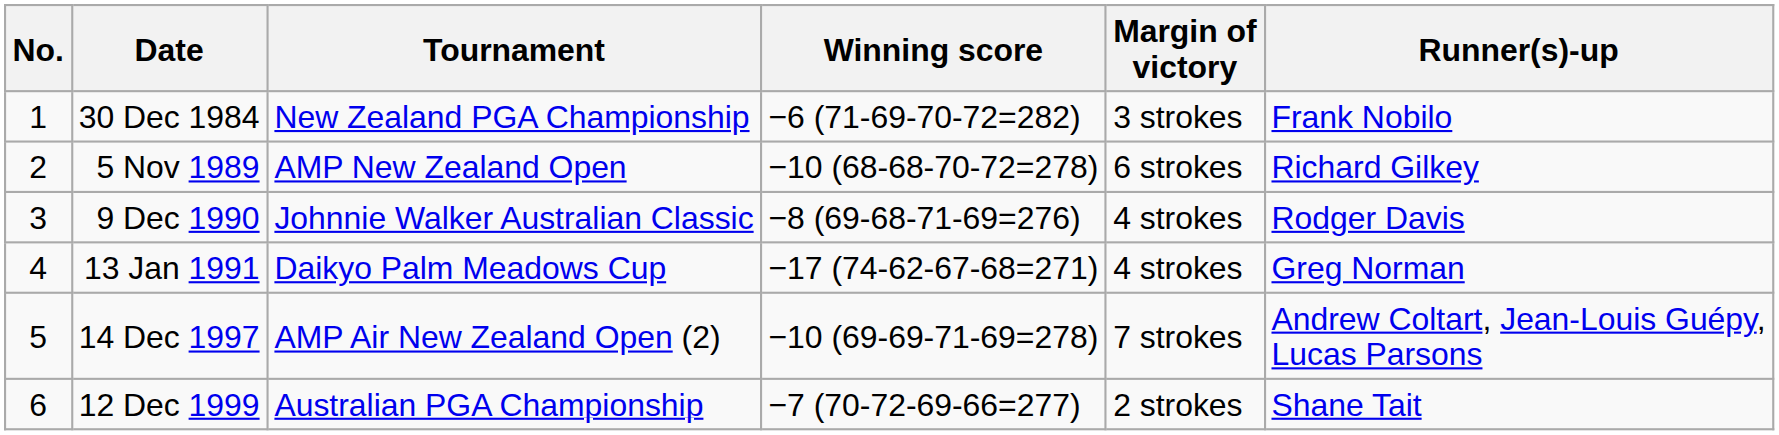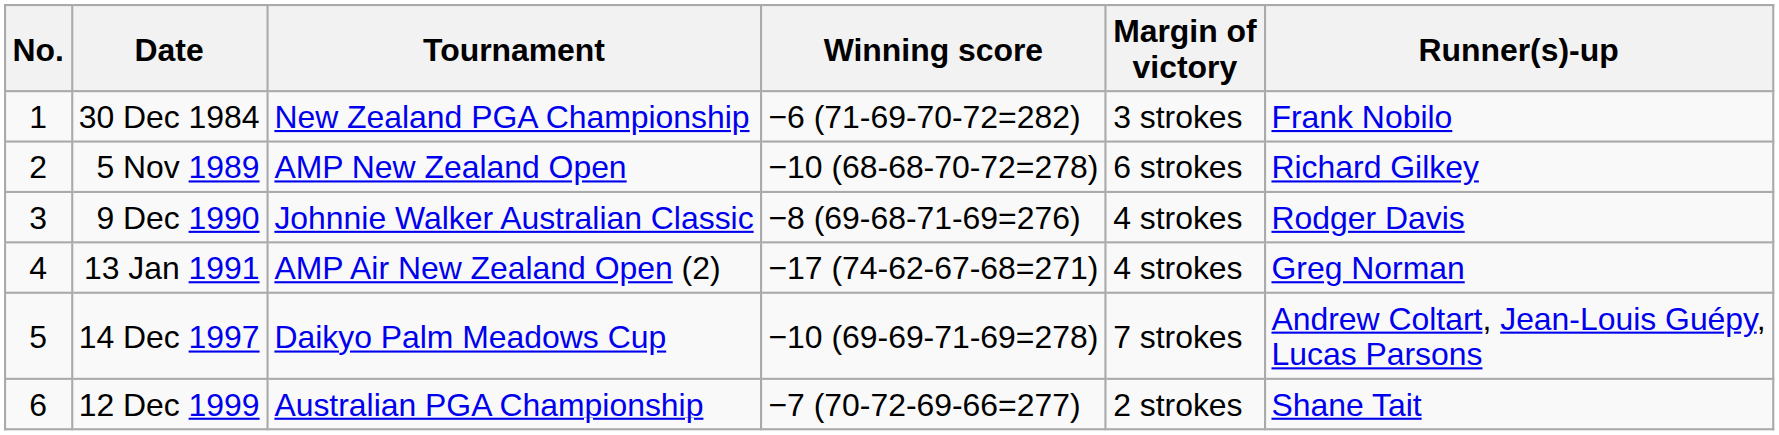(470, 268) Daikyo Palm Meadows Cup -> (497, 268) AMP Air New Zealand Open (2)
(497, 337) AMP Air New Zealand Open (2) -> (470, 337) Daikyo Palm Meadows Cup
